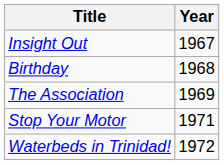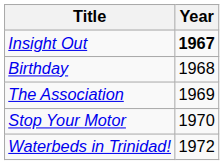(197, 43) normal -> (197, 43) bold
(197, 120) 1971 -> (197, 120) 1970
